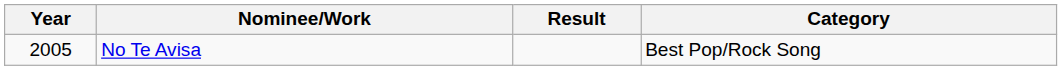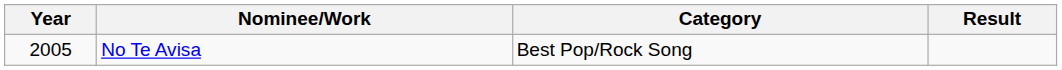columns swapped: (849, 19) <-> (577, 19)
